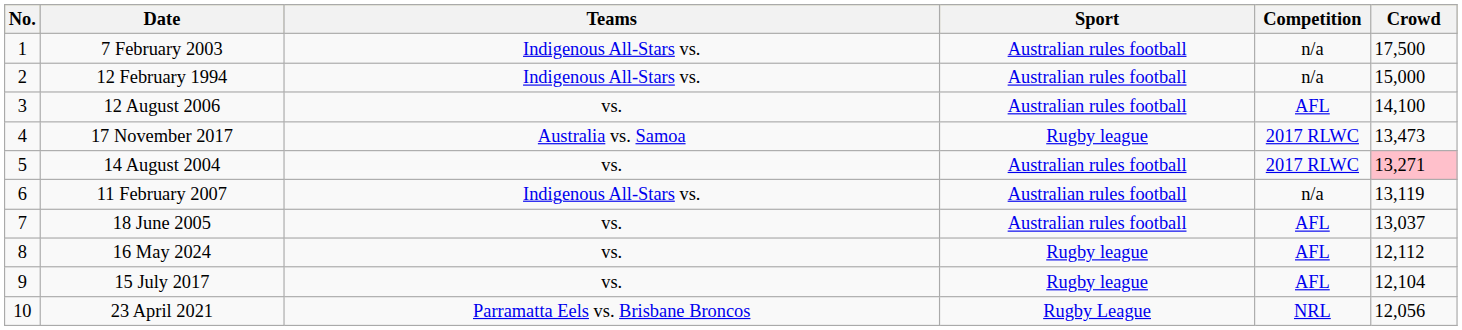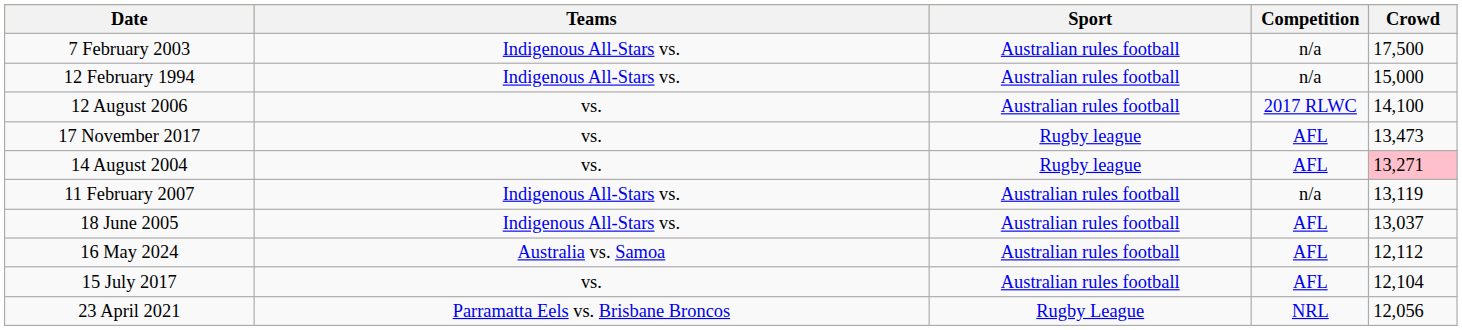- column: (22, 19)
(1312, 106) AFL -> (1310, 106) 2017 RLWC
(612, 135) Australia vs. Samoa -> (591, 135) vs.
(1312, 135) 2017 RLWC -> (1310, 135) AFL
(1097, 164) Australian rules football -> (1090, 164) Rugby league
(1312, 164) 2017 RLWC -> (1310, 164) AFL
(612, 223) vs. -> (591, 223) Indigenous All-Stars vs.
(612, 252) vs. -> (591, 252) Australia vs. Samoa
(1097, 252) Rugby league -> (1090, 252) Australian rules football
(1097, 281) Rugby league -> (1090, 281) Australian rules football
